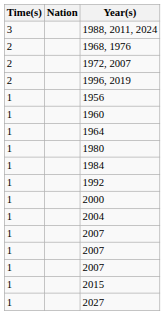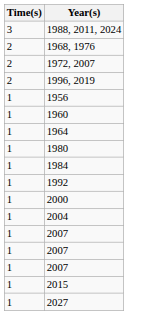- column: (62, 13)
